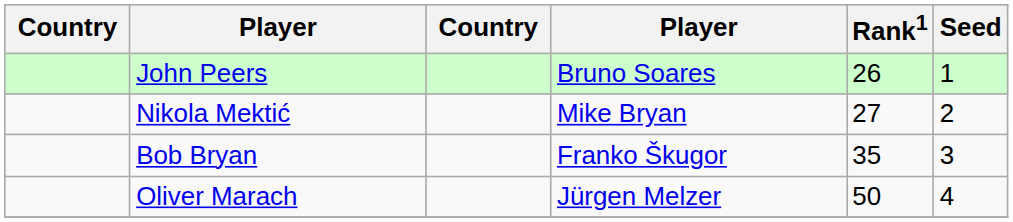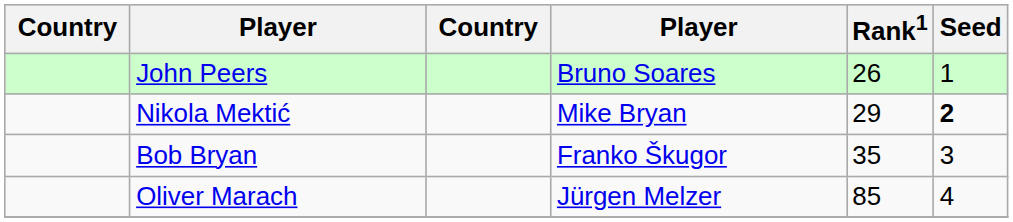(867, 114) 27 -> (867, 114) 29
(947, 114) normal -> (947, 114) bold
(867, 196) 50 -> (867, 196) 85
